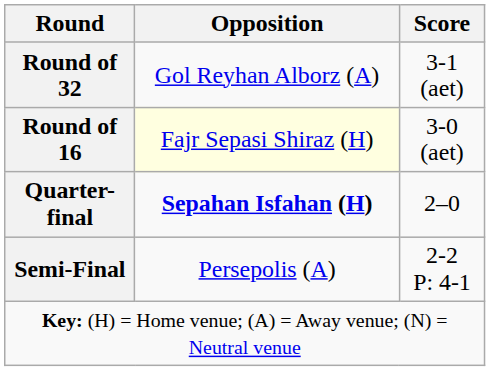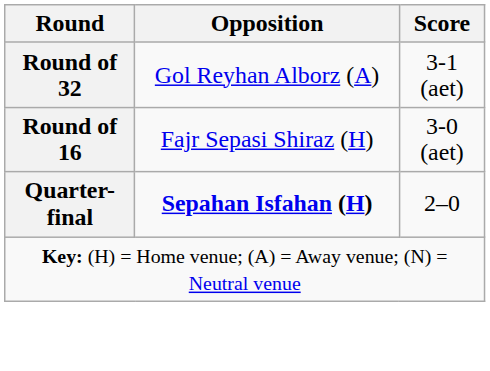(267, 139) lightyellow background -> (267, 139) no background
- row: (70, 268)
